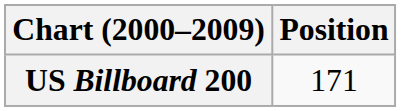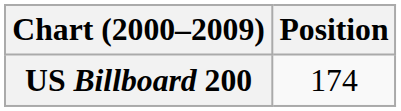(334, 79) 171 -> (334, 79) 174
